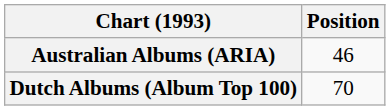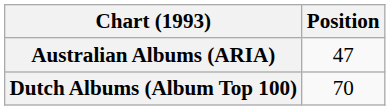(343, 54) 46 -> (343, 54) 47
